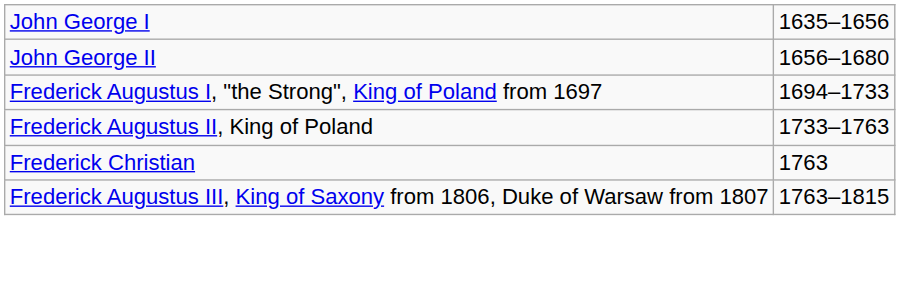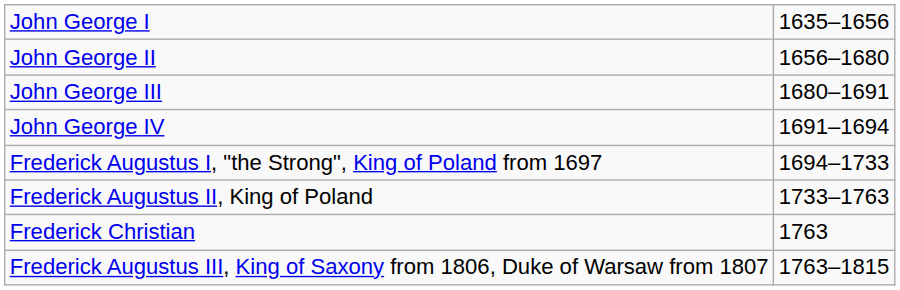+ row: (86, 92)
+ row: (87, 127)
